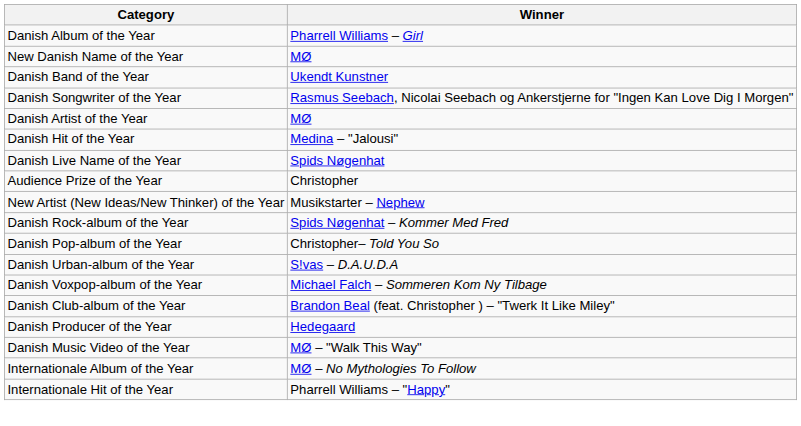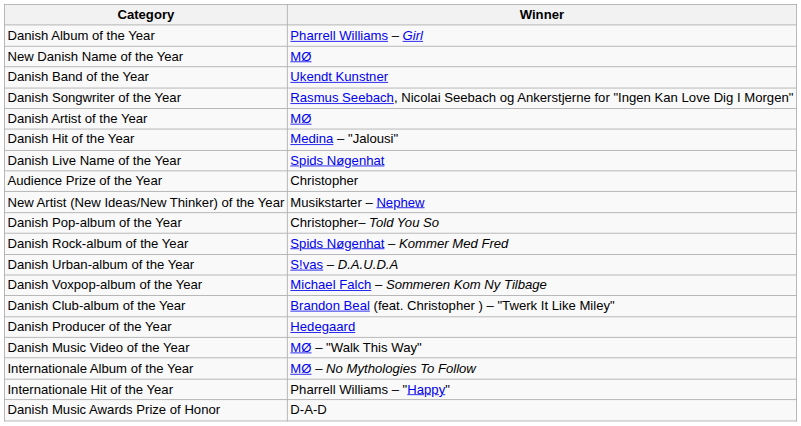rows swapped: (98, 222) <-> (95, 243)
+ row: (114, 410)
